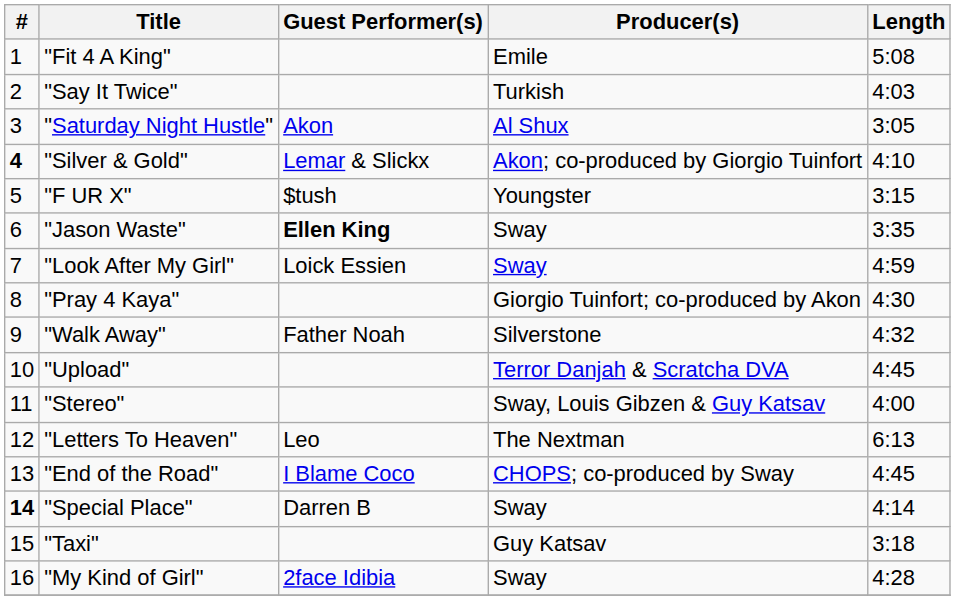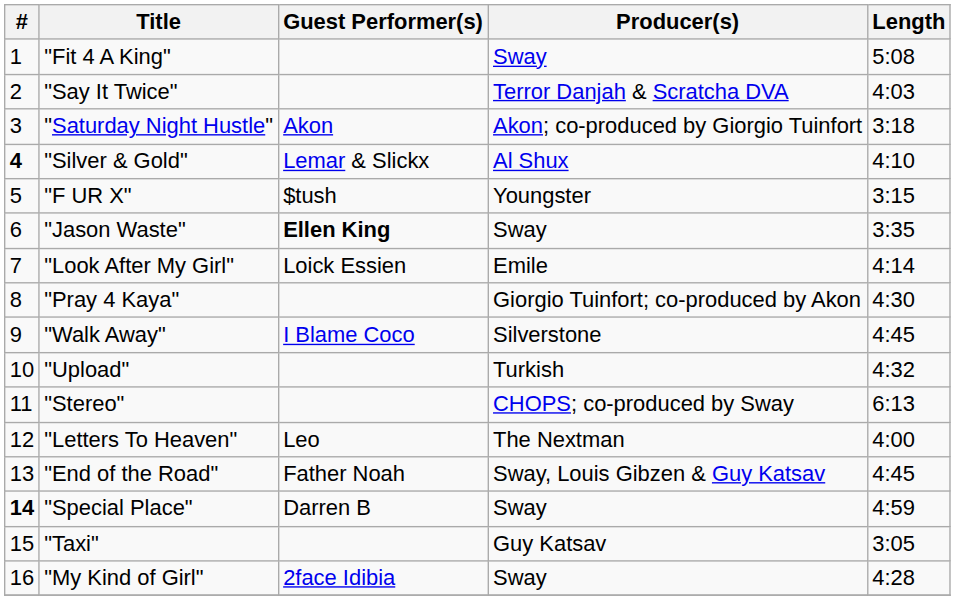(520, 56) Emile -> (520, 56) Sway
(529, 91) Turkish -> (641, 91) Terror Danjah & Scratcha DVA
(531, 126) Al Shux -> (678, 126) Akon; co-produced by Giorgio Tuinfort
(894, 126) 3:05 -> (894, 126) 3:18
(678, 160) Akon; co-produced by Giorgio Tuinfort -> (531, 160) Al Shux
(520, 265) Sway -> (520, 265) Emile
(894, 265) 4:59 -> (894, 265) 4:14
(344, 334) Father Noah -> (349, 334) I Blame Coco
(894, 334) 4:32 -> (894, 334) 4:45
(641, 369) Terror Danjah & Scratcha DVA -> (529, 369) Turkish
(894, 369) 4:45 -> (894, 369) 4:32
(659, 404) Sway, Louis Gibzen & Guy Katsav -> (643, 404) CHOPS; co-produced by Sway
(894, 404) 4:00 -> (894, 404) 6:13
(894, 439) 6:13 -> (894, 439) 4:00
(349, 473) I Blame Coco -> (344, 473) Father Noah
(643, 473) CHOPS; co-produced by Sway -> (659, 473) Sway, Louis Gibzen & Guy Katsav
(894, 508) 4:14 -> (894, 508) 4:59
(894, 543) 3:18 -> (894, 543) 3:05
